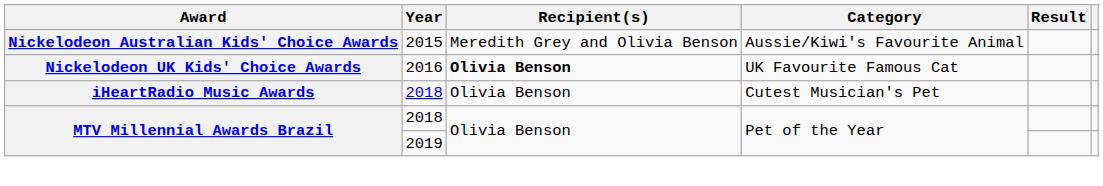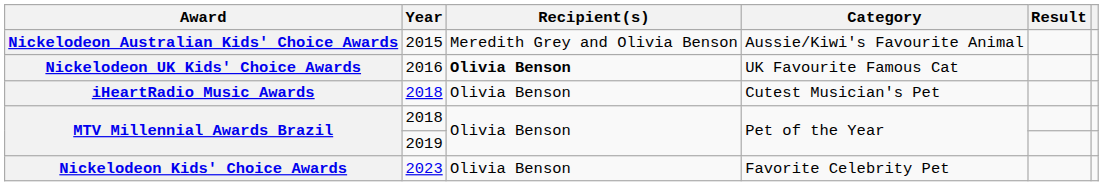+ row: (203, 168)
